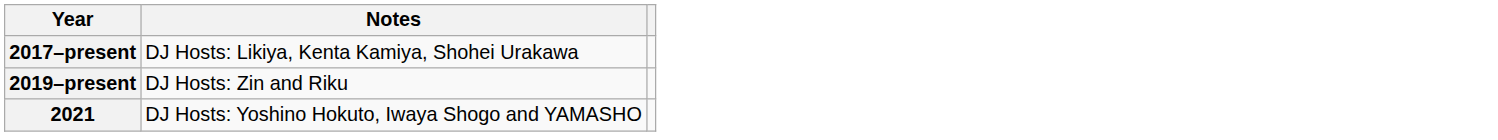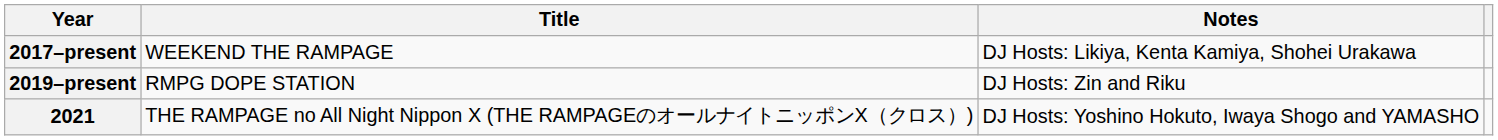+ column: (559, 20)
